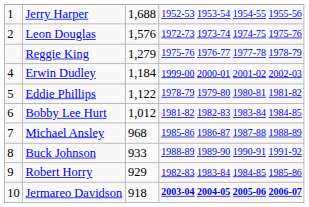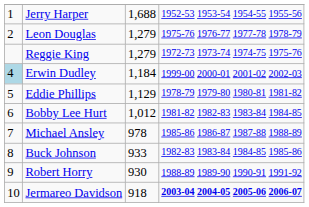(142, 34) 1,576 -> (142, 34) 1,279
(232, 34) 1972-73 1973-74 1974-75 1975-76 -> (232, 34) 1975-76 1976-77 1977-78 1978-79
(232, 53) 1975-76 1976-77 1977-78 1978-79 -> (232, 53) 1972-73 1973-74 1974-75 1975-76
(10, 73) no background -> (10, 73) lightblue background
(142, 93) 1,122 -> (142, 93) 1,129
(137, 133) 968 -> (137, 133) 978
(232, 152) 1988-89 1989-90 1990-91 1991-92 -> (232, 152) 1982-83 1983-84 1984-85 1985-86
(137, 172) 929 -> (137, 172) 930
(232, 172) 1982-83 1983-84 1984-85 1985-86 -> (232, 172) 1988-89 1989-90 1990-91 1991-92
